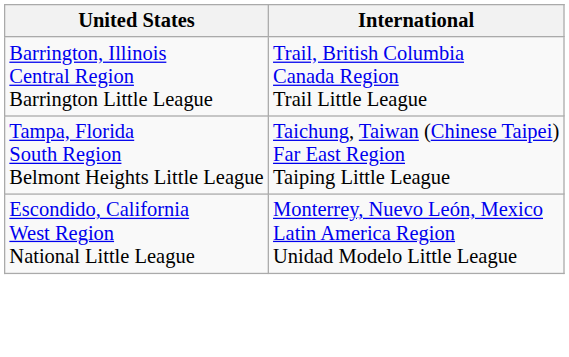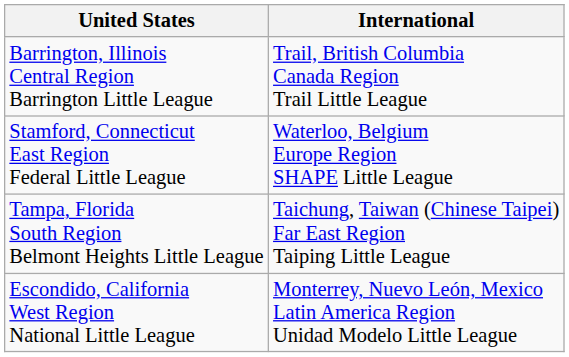+ row: (102, 154)
